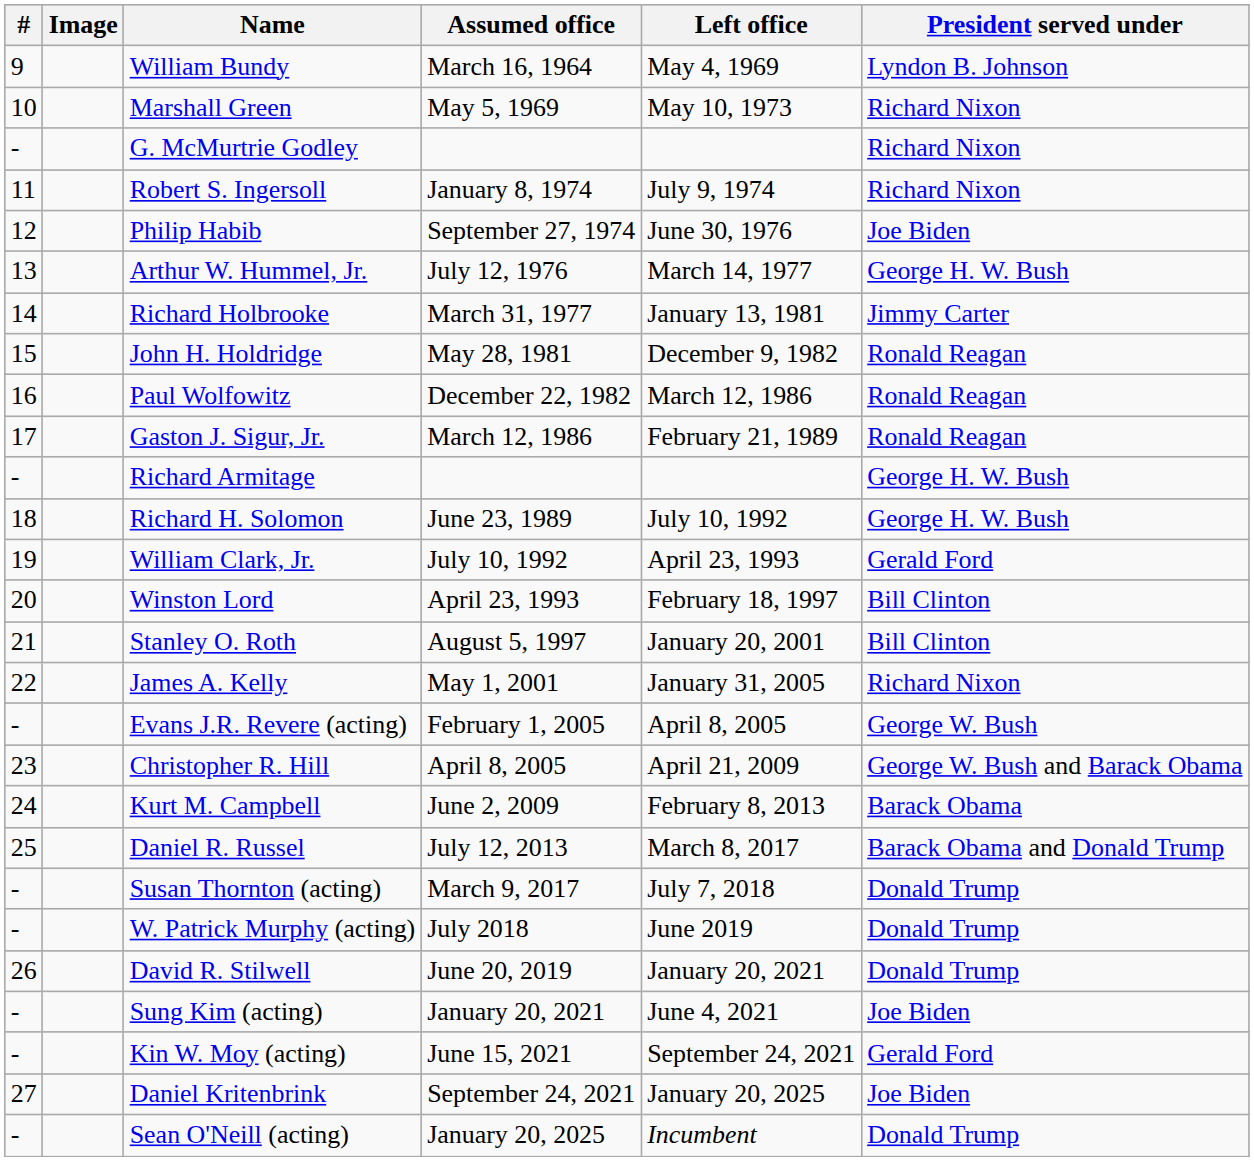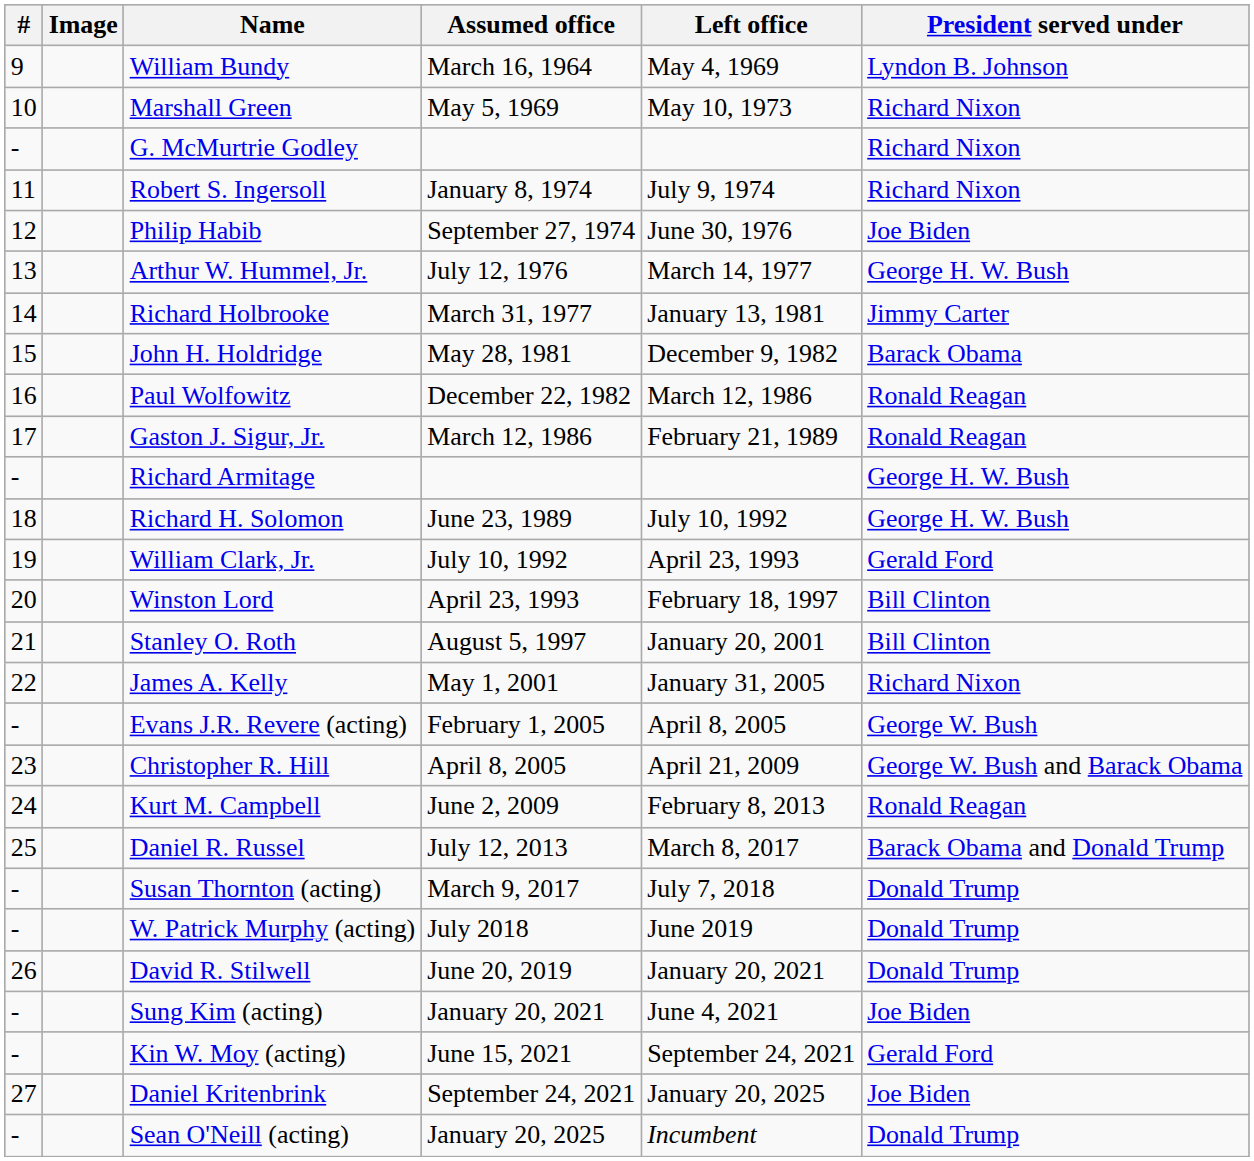(947, 353) Ronald Reagan -> (945, 353) Barack Obama
(945, 806) Barack Obama -> (947, 806) Ronald Reagan
